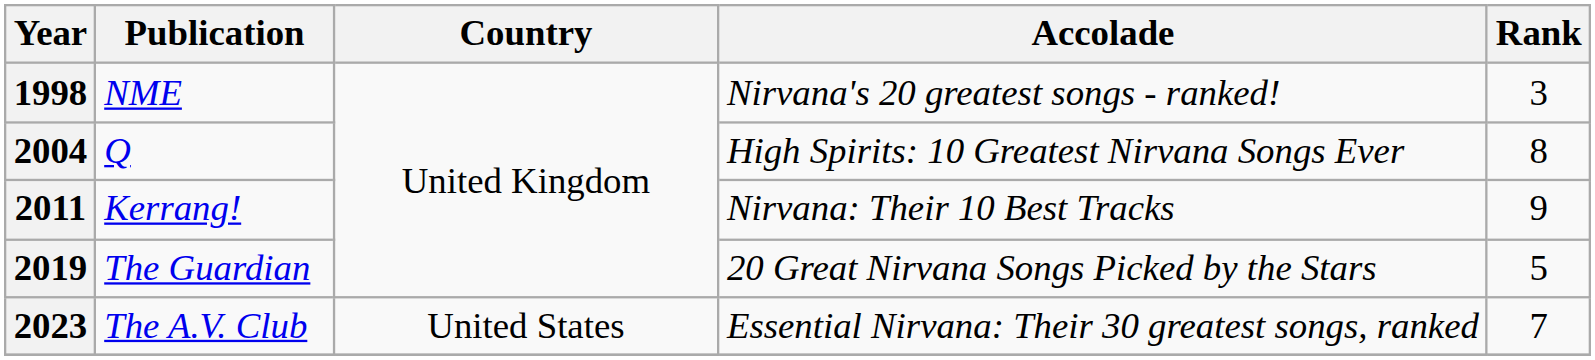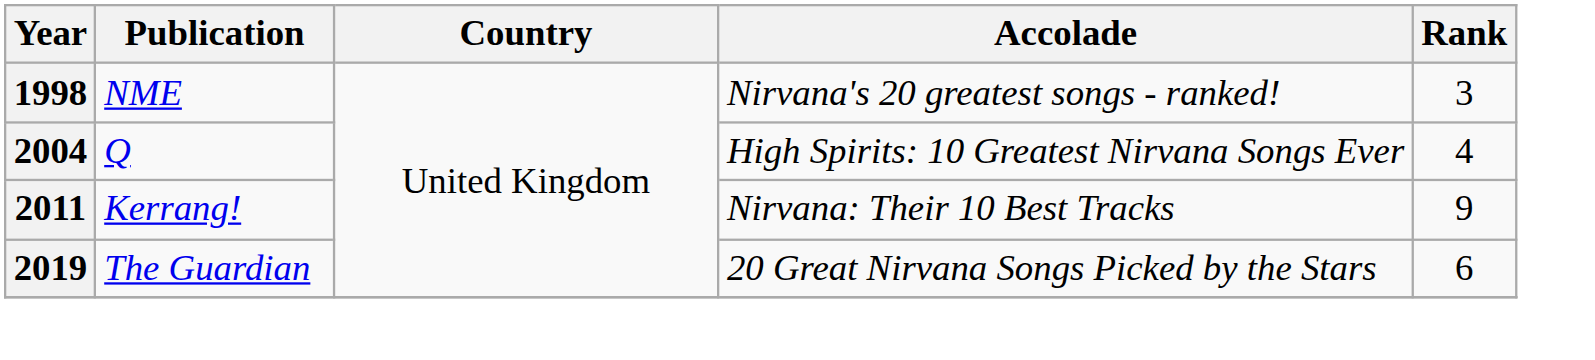(1539, 150) 8 -> (1464, 150) 4
(1539, 267) 5 -> (1464, 267) 6
- row: (50, 325)
